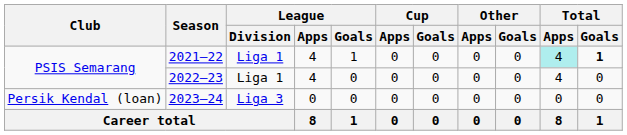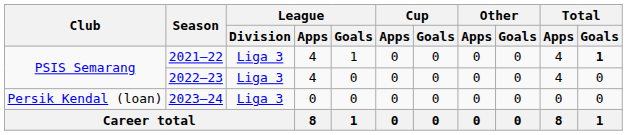(260, 57) Liga 1 -> (260, 57) Liga 3
(559, 57) paleturquoise background -> (559, 57) no background
(260, 78) Liga 1 -> (260, 78) Liga 3
